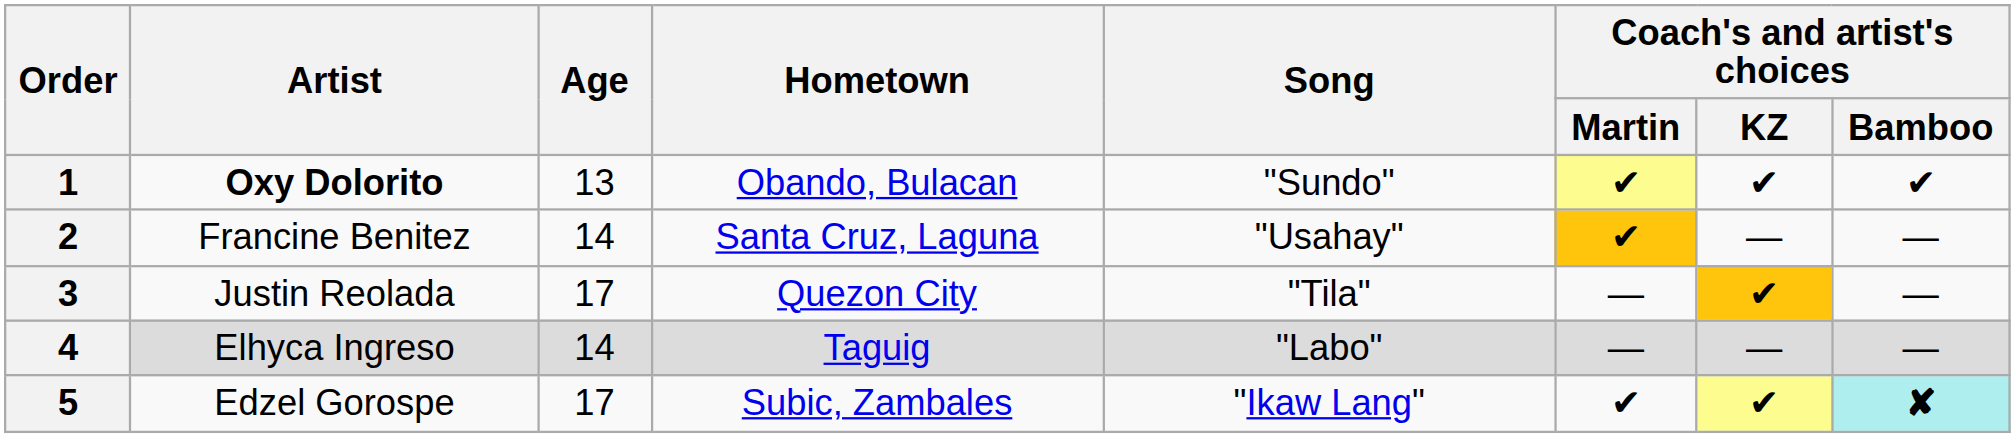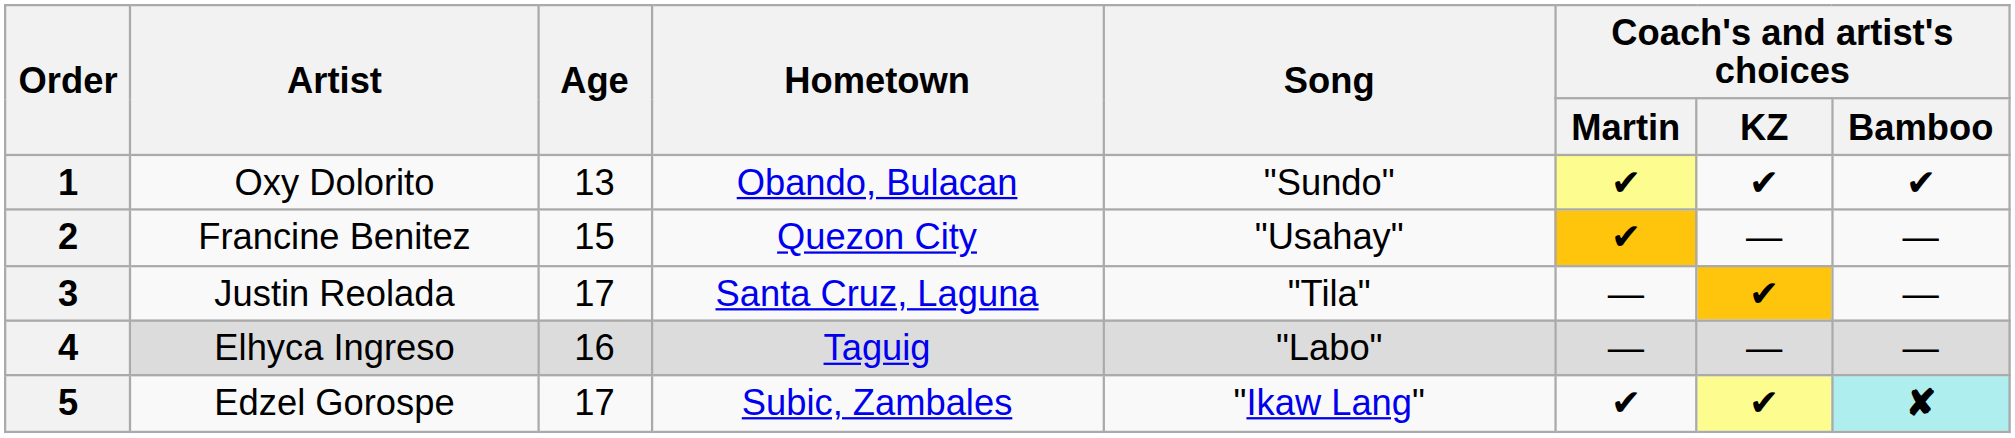(335, 182) bold -> (334, 182) normal
(594, 237) 14 -> (594, 237) 15
(877, 237) Santa Cruz, Laguna -> (877, 237) Quezon City
(877, 293) Quezon City -> (877, 293) Santa Cruz, Laguna
(594, 348) 14 -> (594, 348) 16
